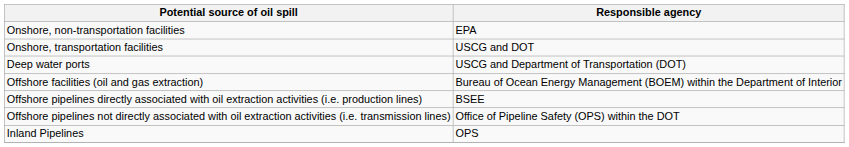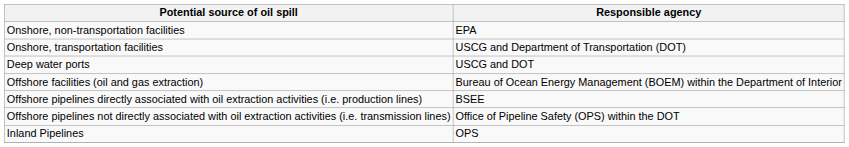(495, 47) USCG and DOT -> (571, 47) USCG and Department of Transportation (DOT)
(571, 64) USCG and Department of Transportation (DOT) -> (495, 64) USCG and DOT
